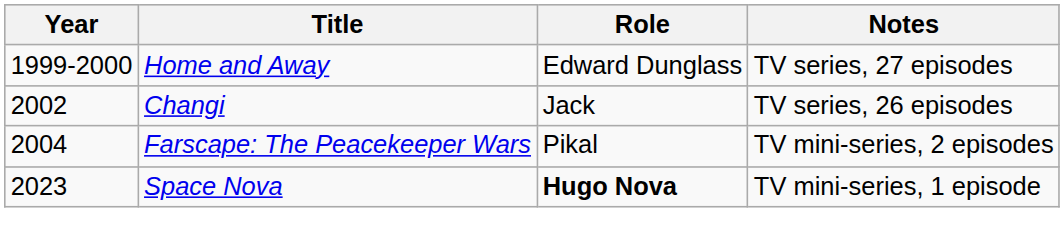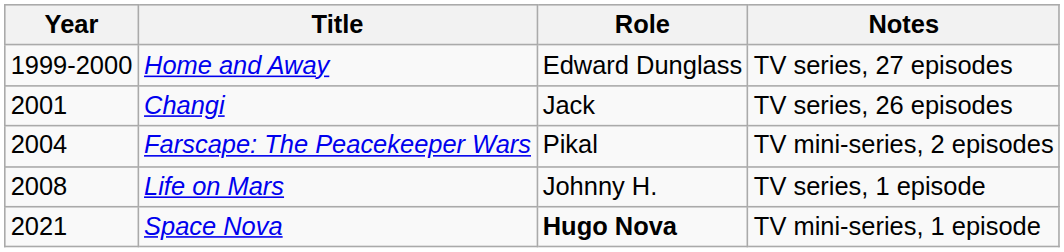(39, 105) 2002 -> (39, 105) 2001
+ row: (214, 186)
(39, 186) 2023 -> (39, 226) 2021
